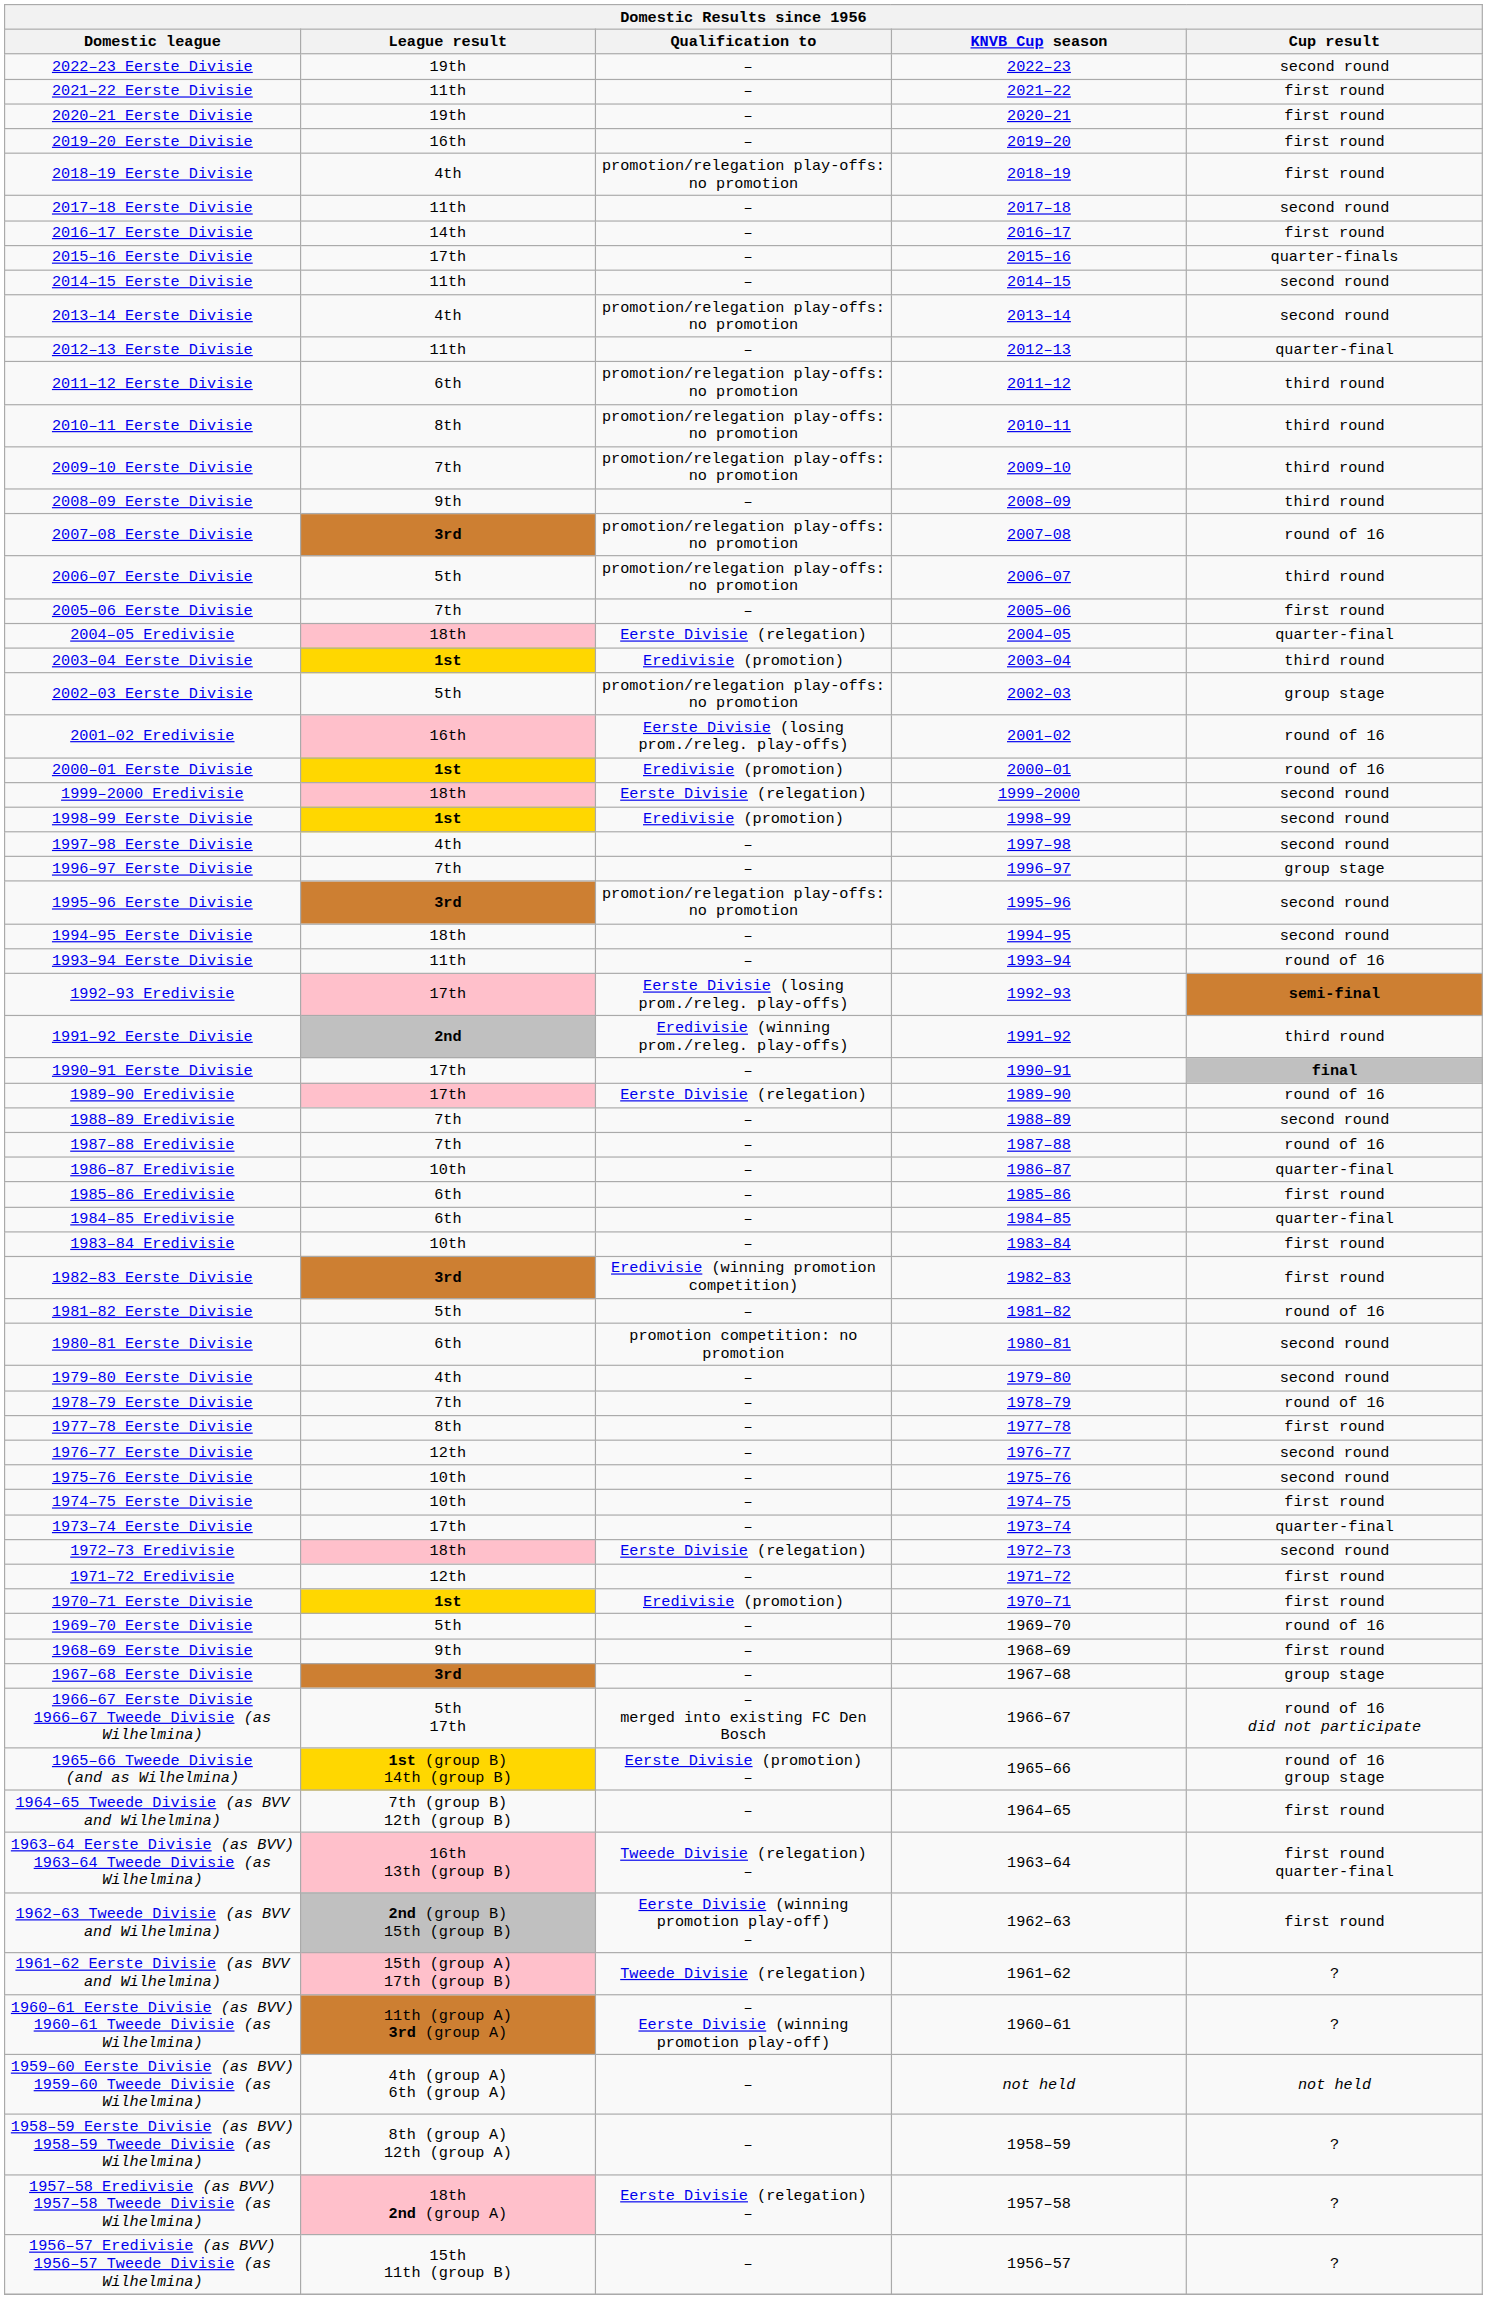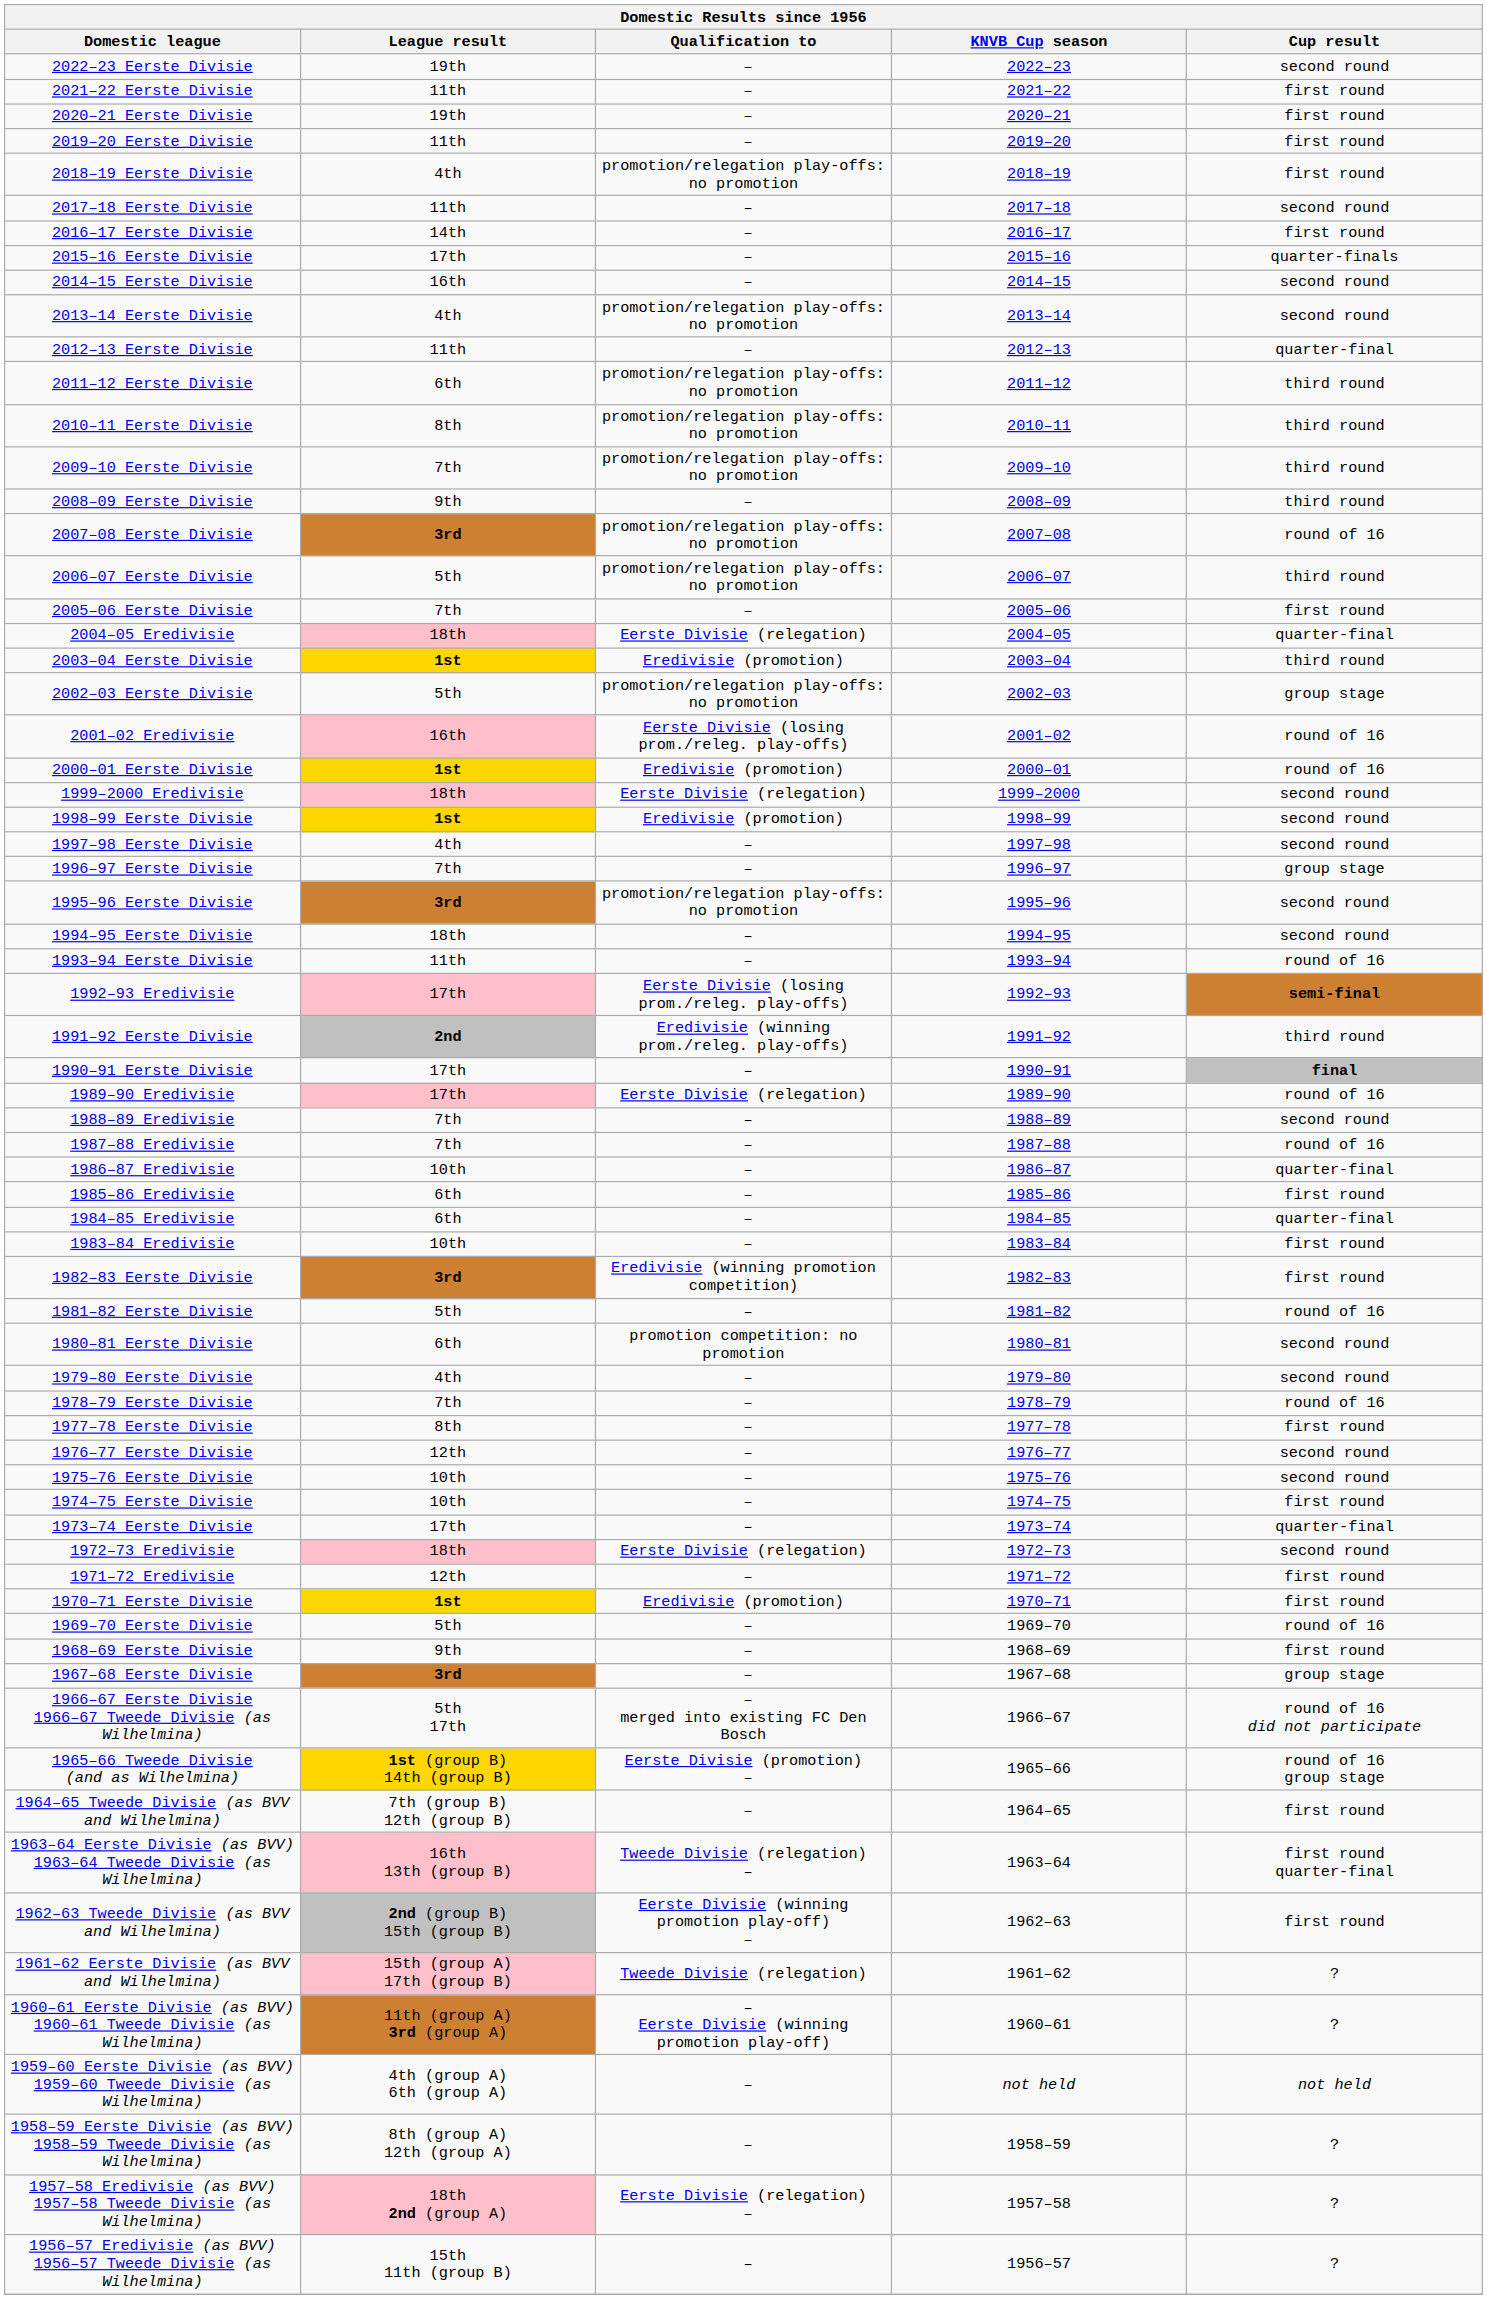(448, 141) 16th -> (448, 141) 11th
(448, 282) 11th -> (448, 282) 16th
